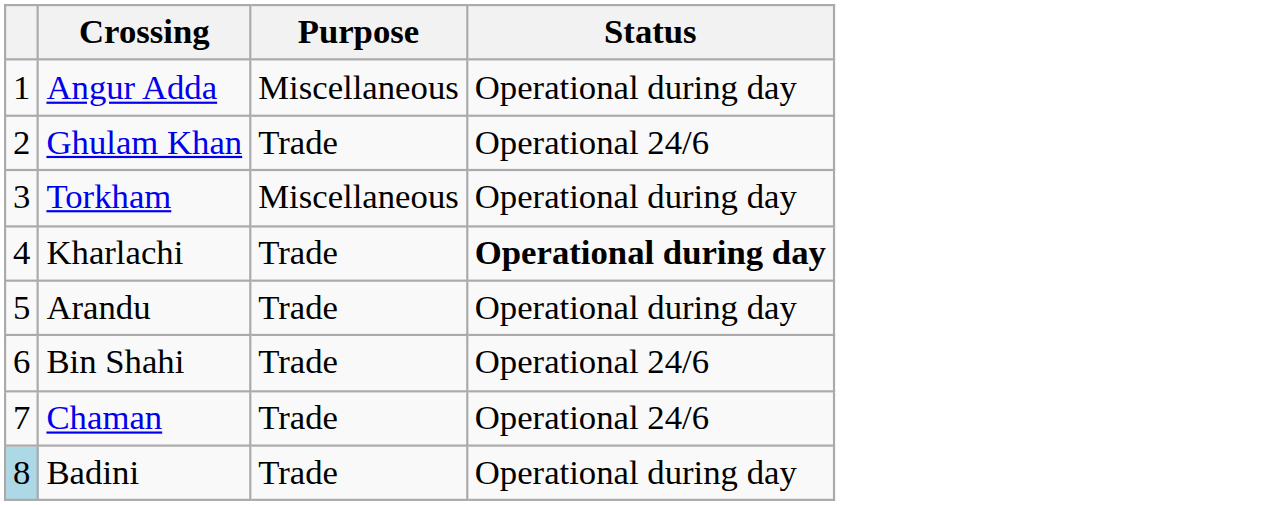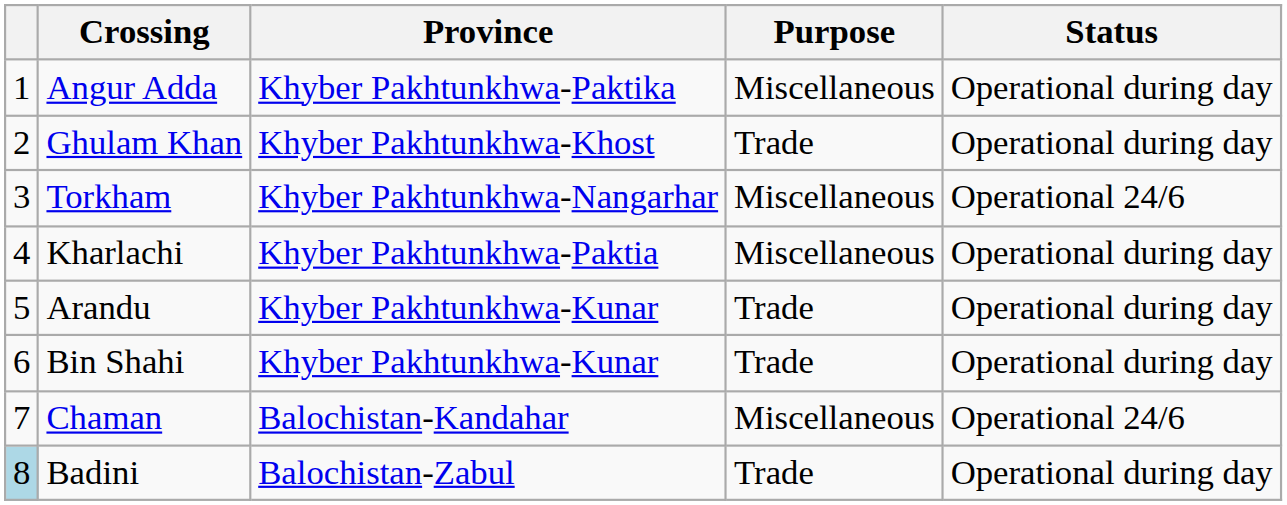+ column: (488, 32)
(592, 142) Operational 24/6 -> (1112, 142) Operational during day
(636, 197) Operational during day -> (1068, 197) Operational 24/6
(298, 252) Trade -> (834, 252) Miscellaneous
(650, 252) bold -> (1112, 252) normal
(592, 362) Operational 24/6 -> (1112, 362) Operational during day
(298, 417) Trade -> (834, 417) Miscellaneous
